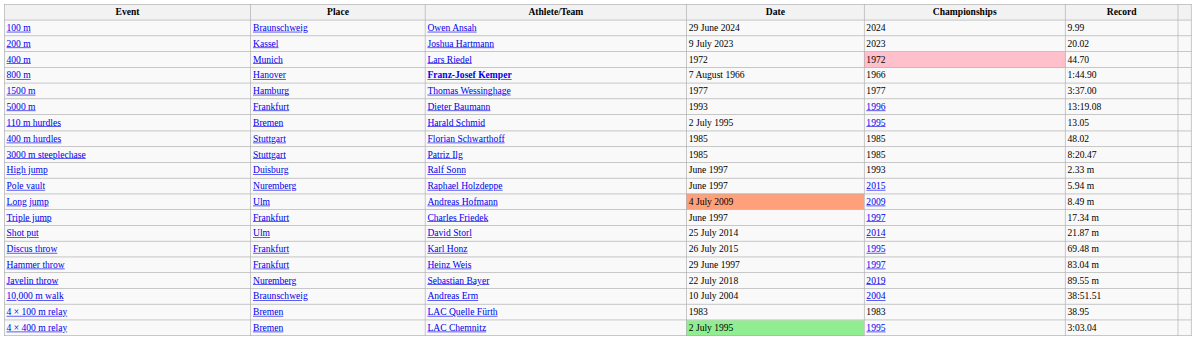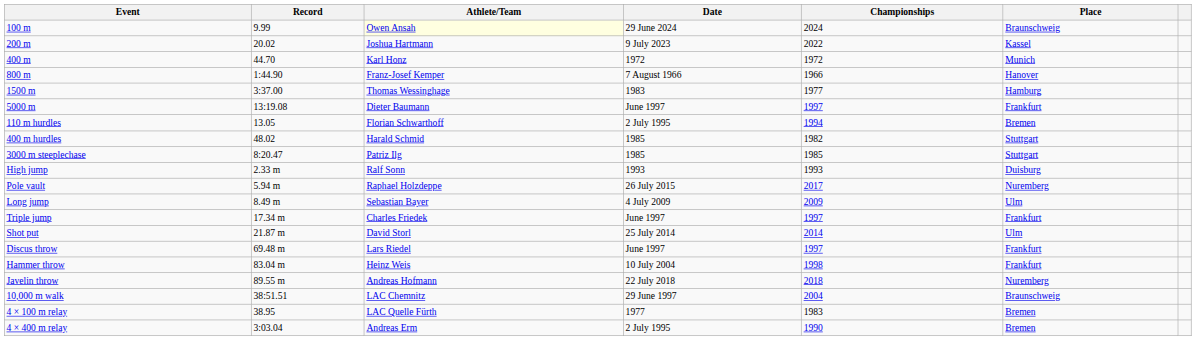columns swapped: (1122, 12) <-> (338, 12)
(452, 28) no background -> (391, 28) lightyellow background
(876, 44) 2023 -> (813, 44) 2022
(450, 59) Lars Riedel -> (386, 59) Karl Honz
(876, 59) pink background -> (813, 59) no background
(470, 75) bold -> (405, 75) normal
(698, 91) 1977 -> (635, 91) 1983
(698, 107) 1993 -> (645, 107) June 1997
(876, 107) 1996 -> (813, 107) 1997
(456, 123) Harald Schmid -> (405, 123) Florian Schwarthoff
(876, 123) 1995 -> (813, 123) 1994
(466, 138) Florian Schwarthoff -> (395, 138) Harald Schmid
(876, 138) 1985 -> (813, 138) 1982
(708, 170) June 1997 -> (635, 170) 1993
(708, 186) June 1997 -> (650, 186) 26 July 2015
(876, 186) 2015 -> (813, 186) 2017
(463, 202) Andreas Hofmann -> (397, 202) Sebastian Bayer
(711, 202) lightsalmon background -> (648, 202) no background
(447, 249) Karl Honz -> (389, 249) Lars Riedel
(713, 249) 26 July 2015 -> (645, 249) June 1997
(876, 249) 1995 -> (813, 249) 1997
(714, 265) 29 June 1997 -> (650, 265) 10 July 2004
(876, 265) 1997 -> (813, 265) 1998
(458, 281) Sebastian Bayer -> (402, 281) Andreas Hofmann
(876, 281) 2019 -> (813, 281) 2018
(453, 296) Andreas Erm -> (396, 296) LAC Chemnitz
(713, 296) 10 July 2004 -> (651, 296) 29 June 1997
(698, 312) 1983 -> (635, 312) 1977
(457, 328) LAC Chemnitz -> (392, 328) Andreas Erm
(711, 328) lightgreen background -> (648, 328) no background
(876, 328) 1995 -> (813, 328) 1990
